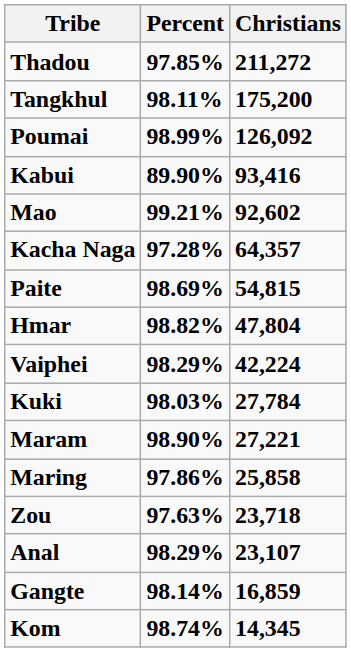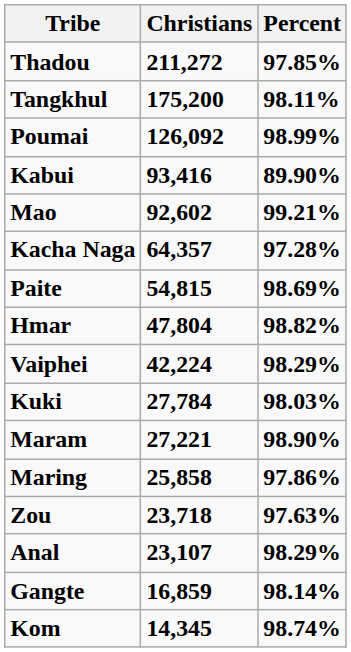columns swapped: (288, 23) <-> (185, 23)
